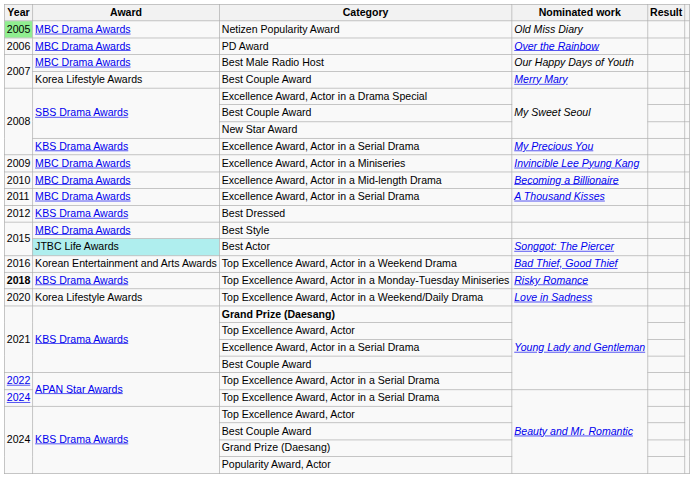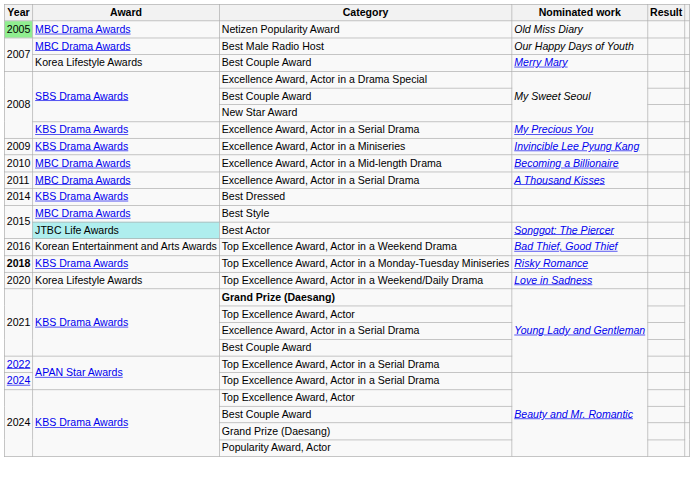- row: (245, 46)
(83, 163) MBC Drama Awards -> (82, 146) KBS Drama Awards
(19, 213) 2012 -> (19, 197) 2014
